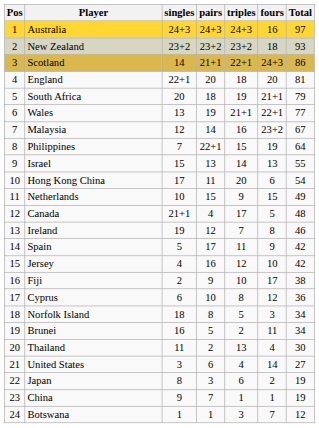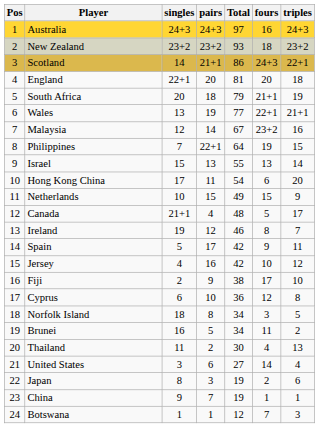columns swapped: (241, 12) <-> (300, 12)
